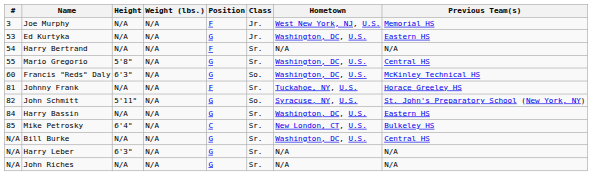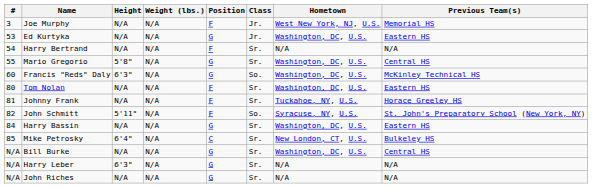+ row: (44, 87)
(211, 100) G -> (211, 113) F
